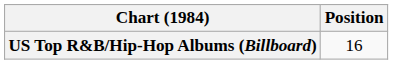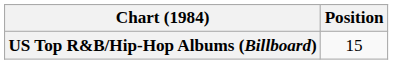(354, 45) 16 -> (354, 45) 15
